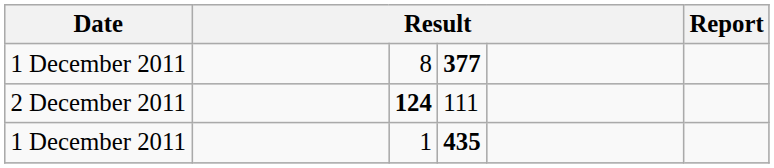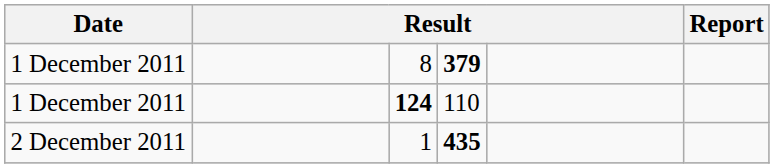(462, 63) 377 -> (462, 63) 379
(98, 102) 2 December 2011 -> (98, 102) 1 December 2011
(461, 102) 111 -> (461, 102) 110
(98, 142) 1 December 2011 -> (98, 142) 2 December 2011
